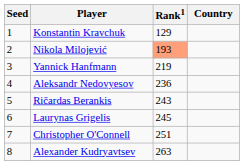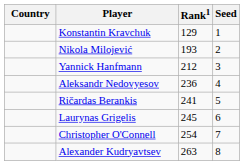columns swapped: (213, 14) <-> (18, 14)
(163, 49) lightsalmon background -> (189, 49) no background
(163, 66) 219 -> (189, 66) 212
(163, 100) 243 -> (189, 100) 241
(163, 134) 251 -> (189, 134) 254
